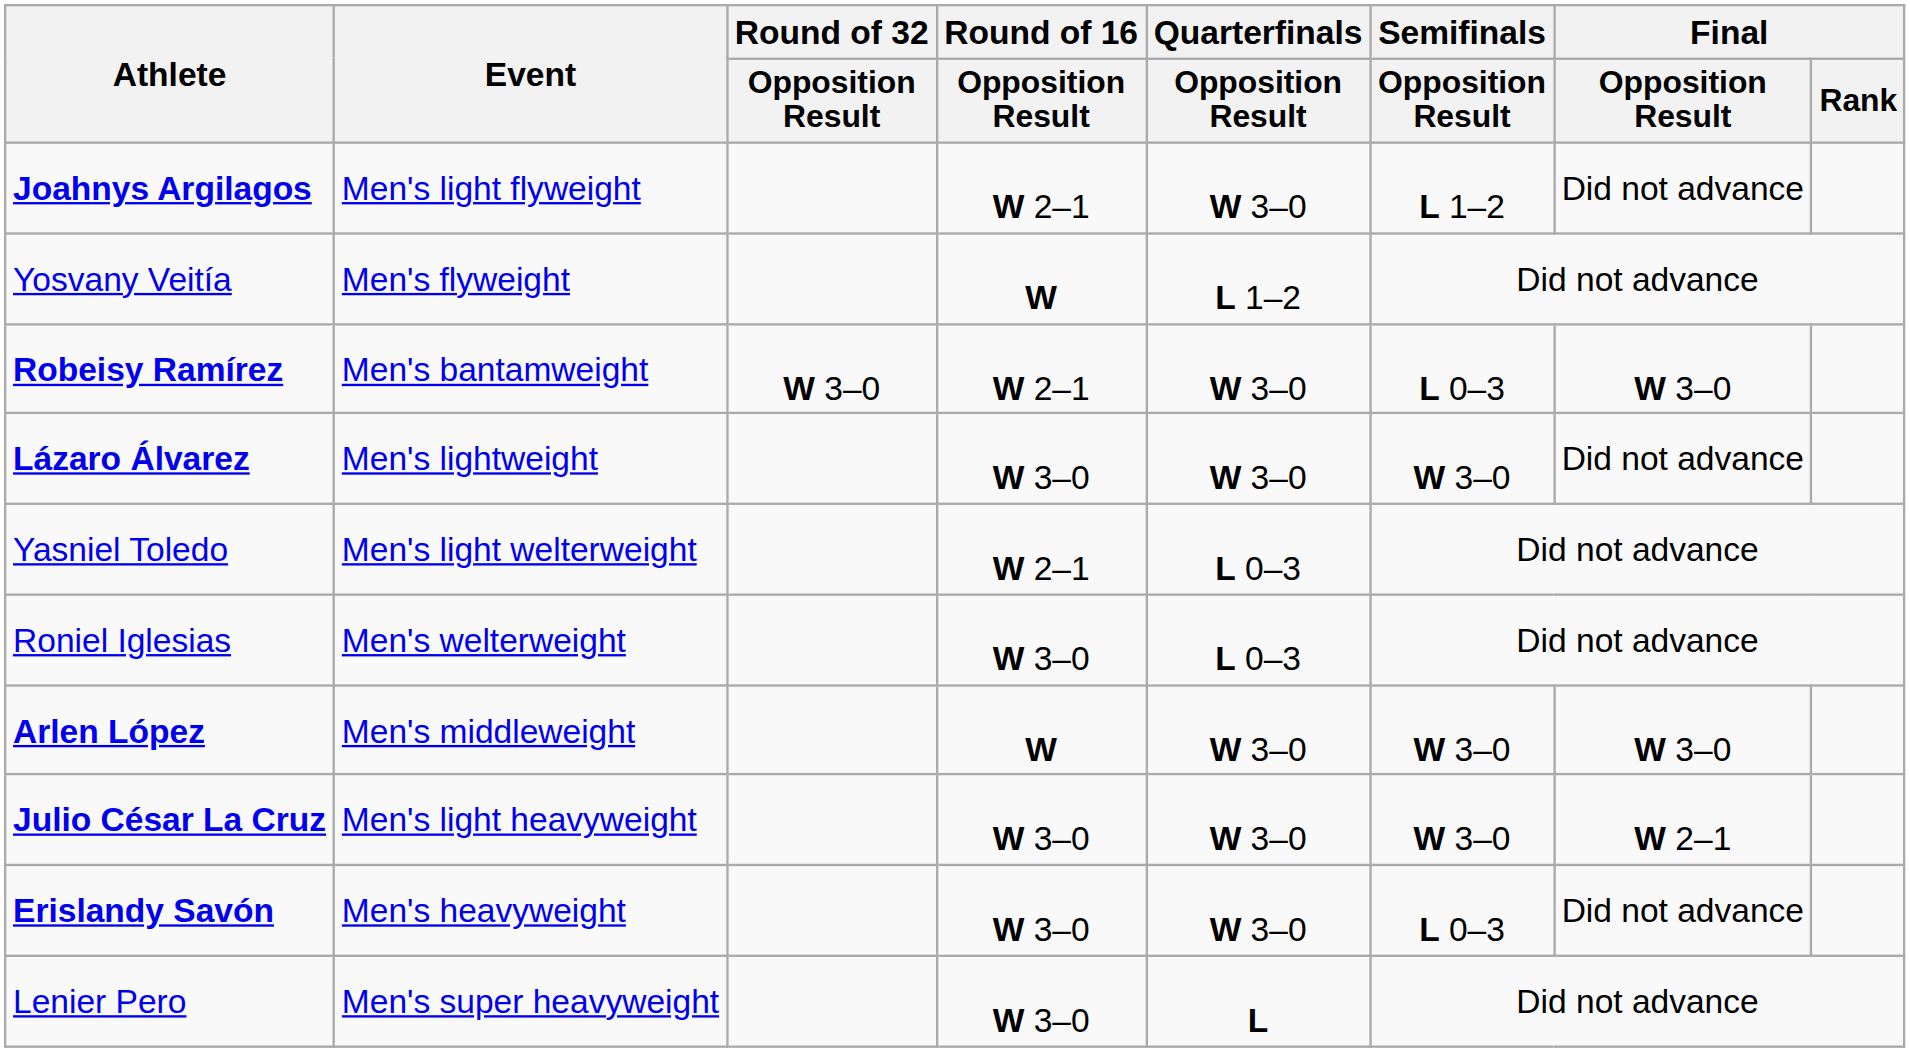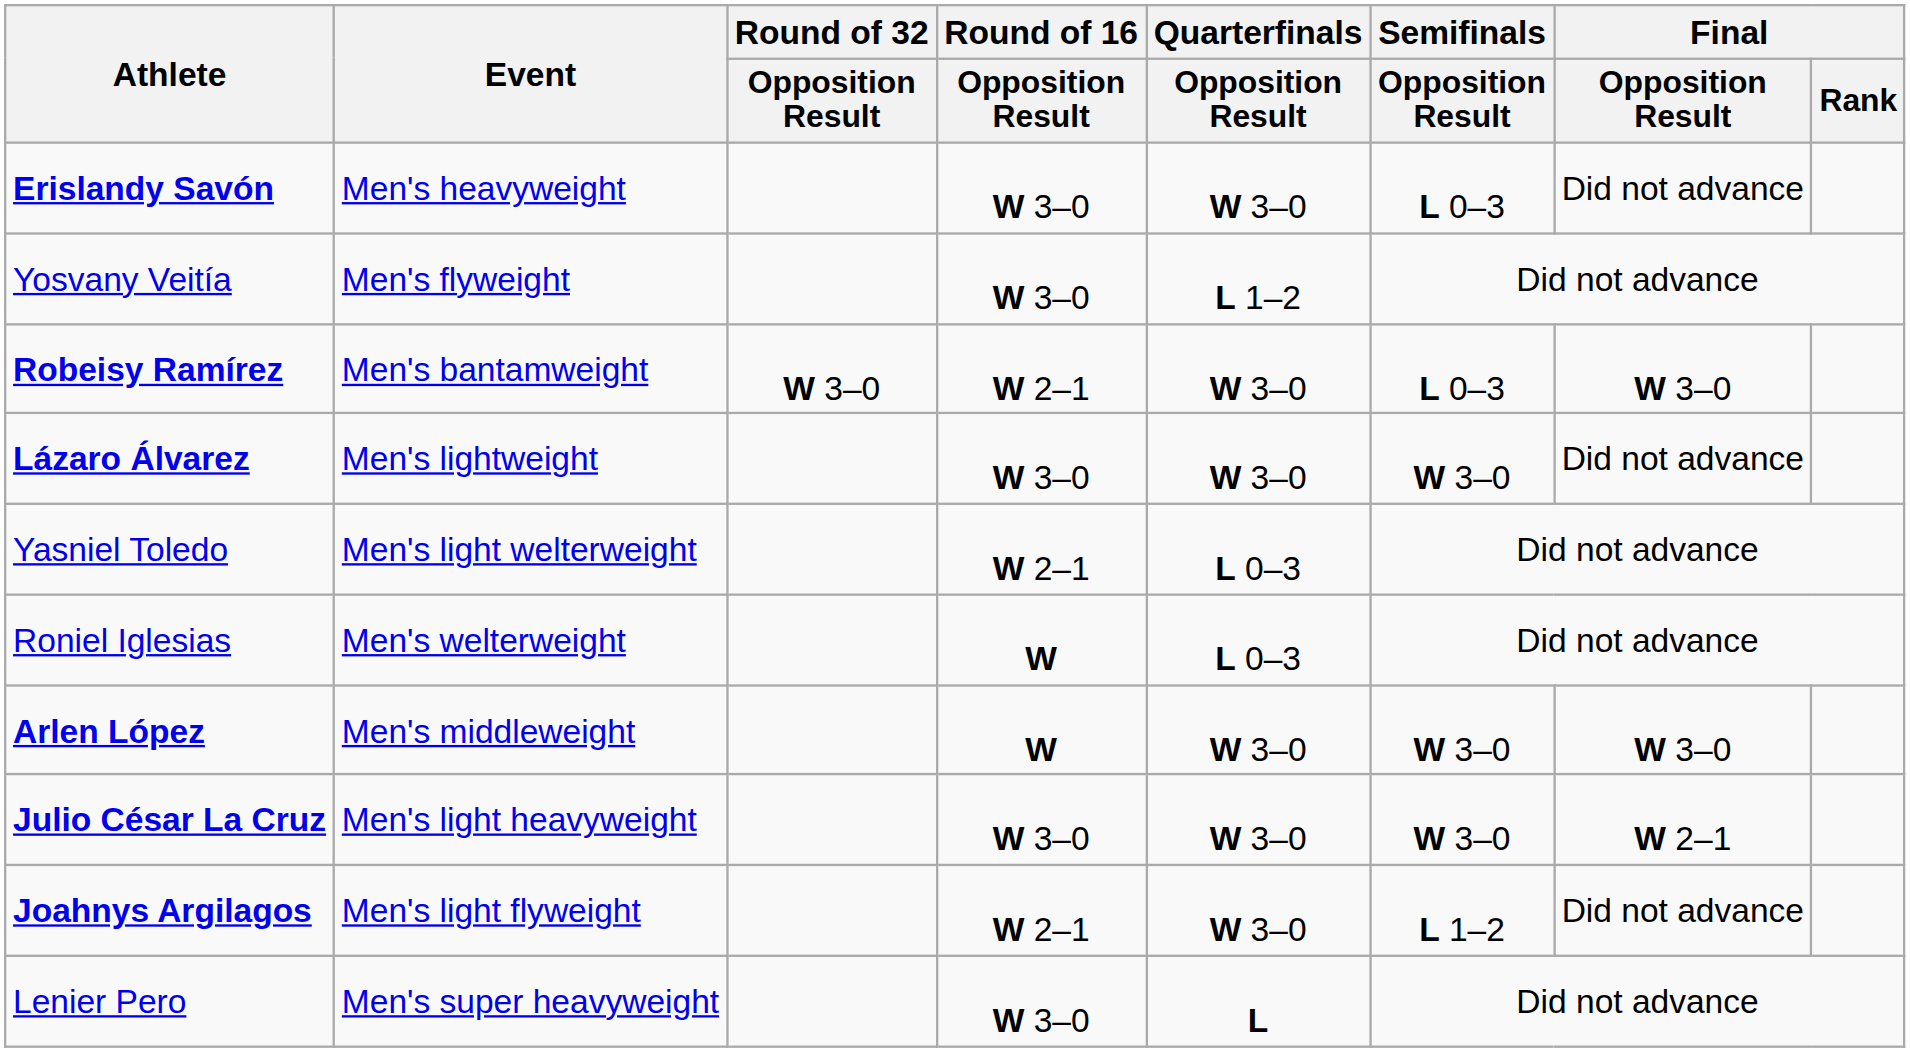rows swapped: (162, 189) <-> (143, 911)
(1041, 298) W -> (1041, 298) W 3–0
(1041, 659) W 3–0 -> (1041, 659) W
